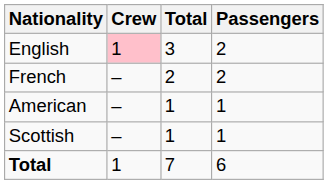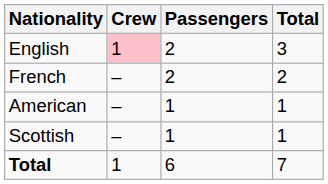columns swapped: (268, 19) <-> (186, 19)
